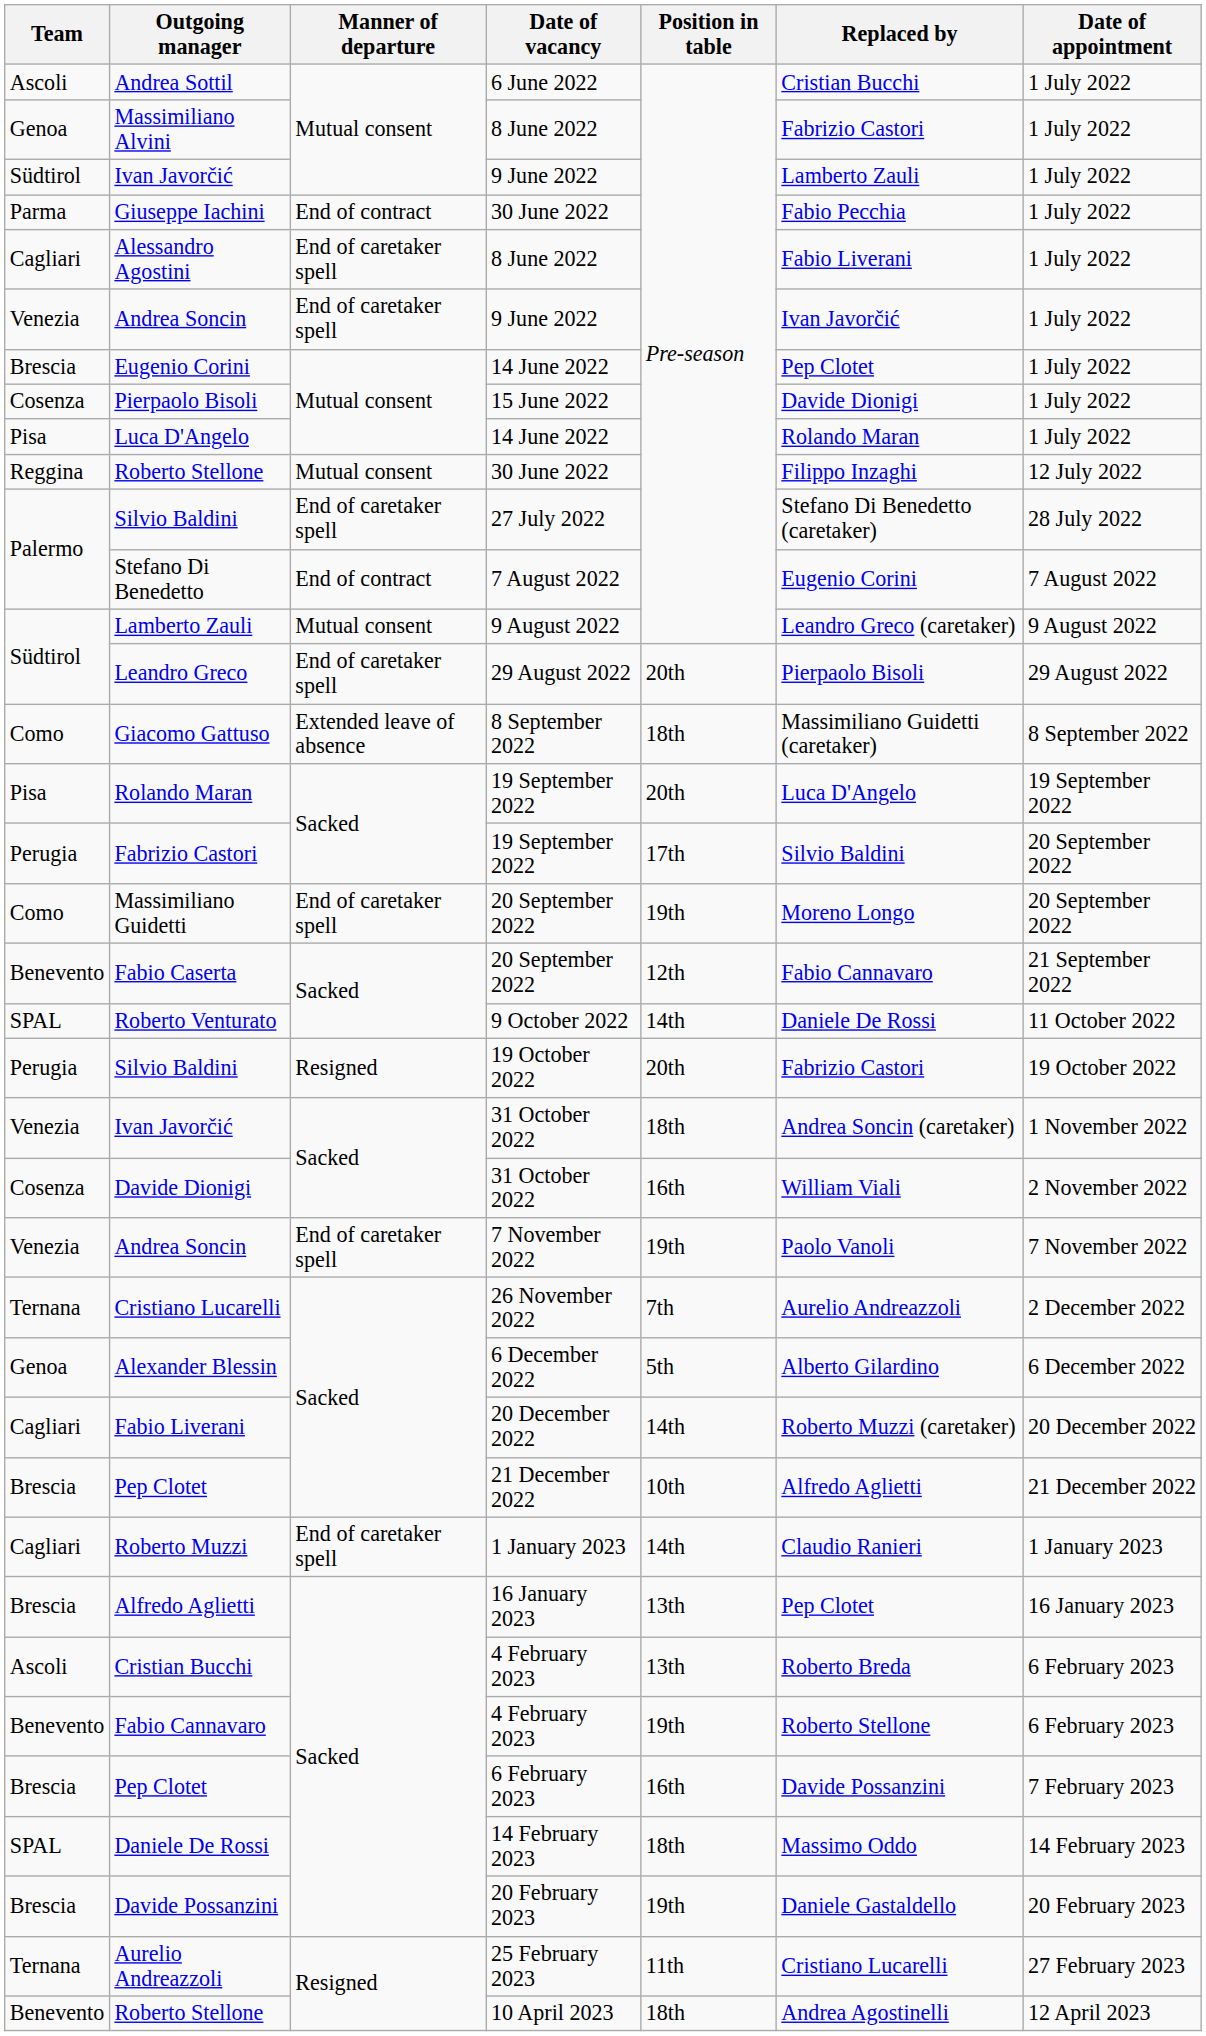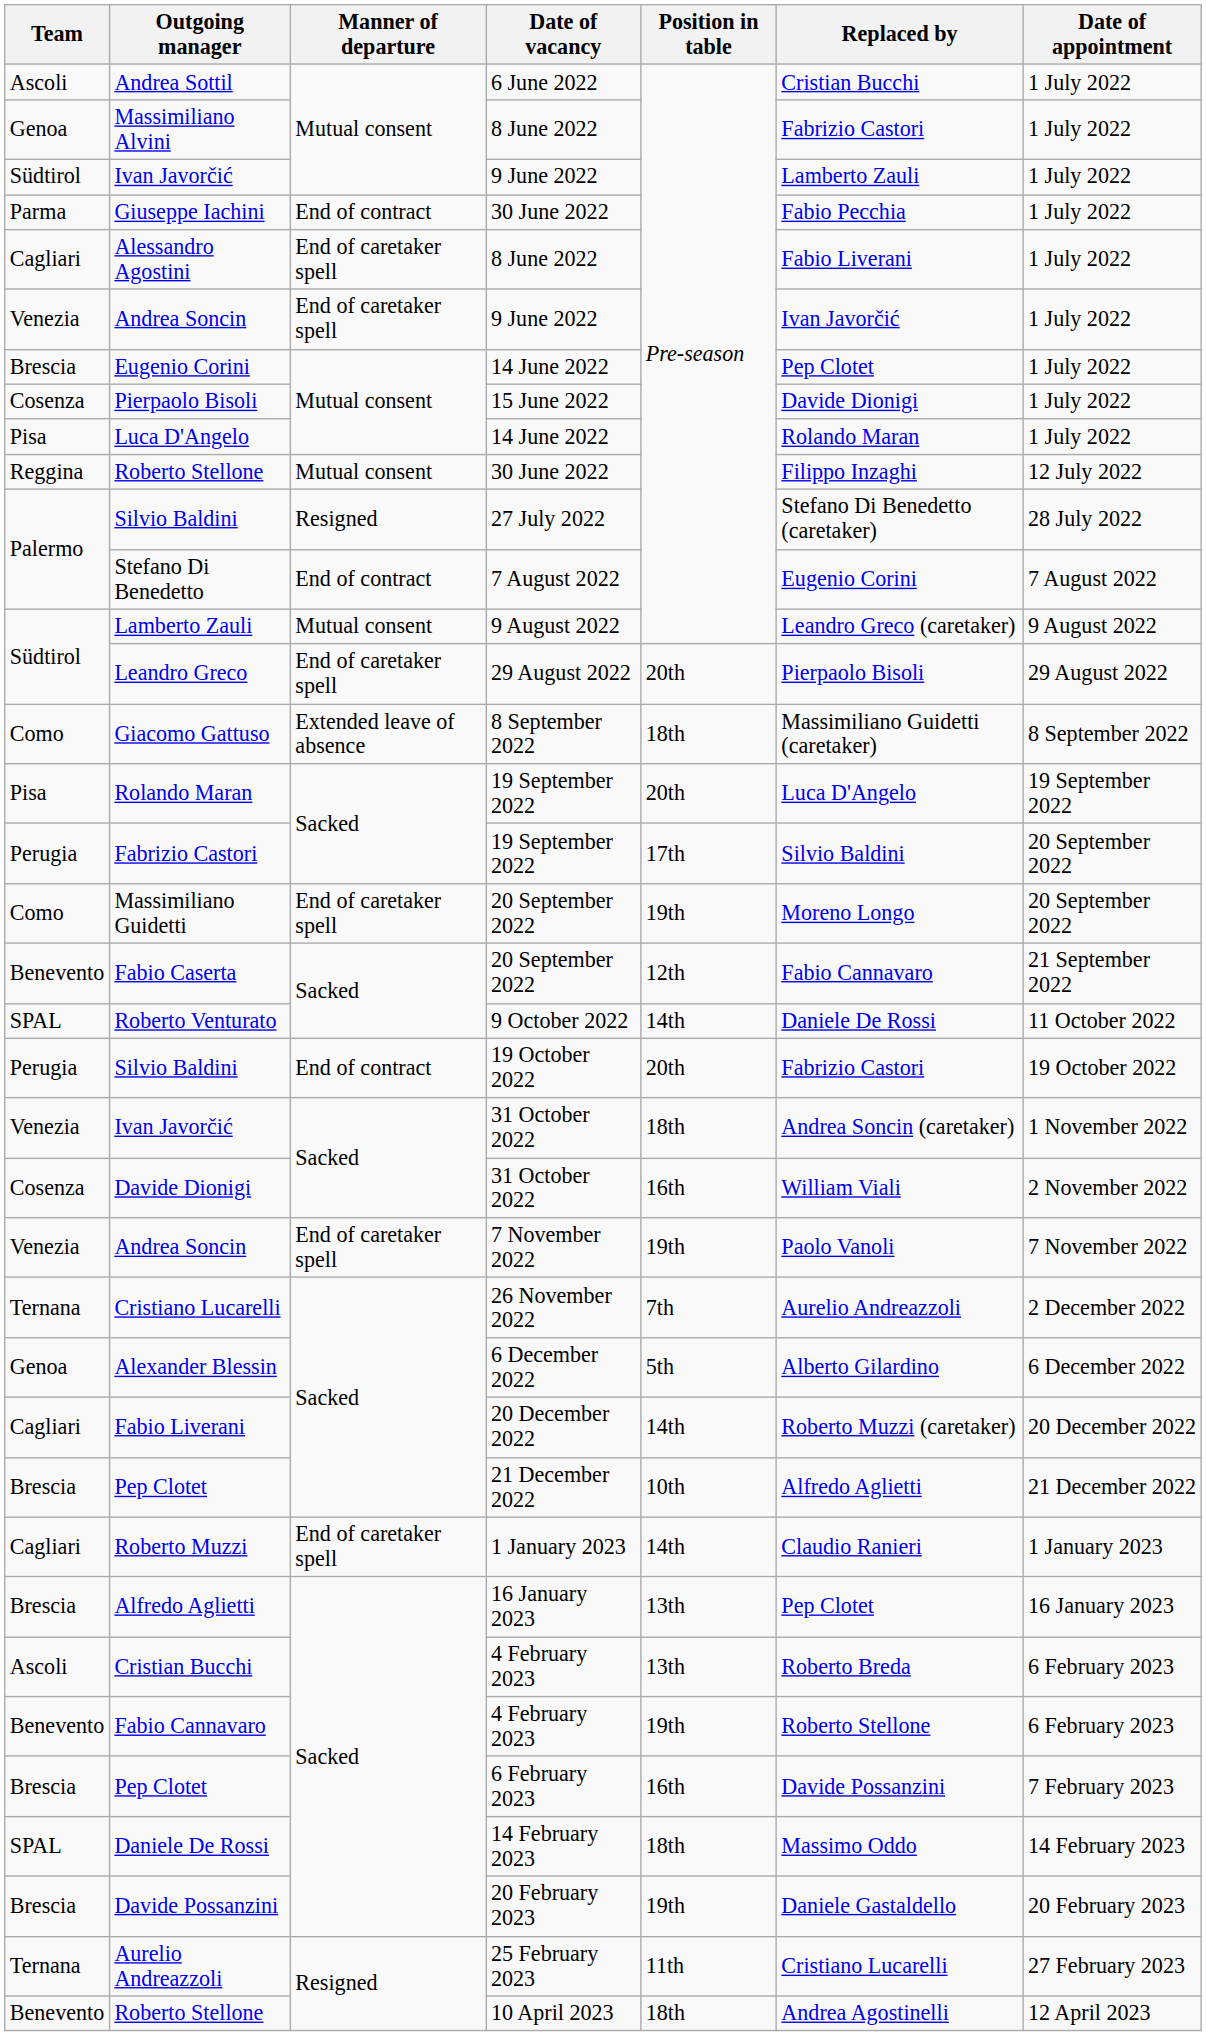(368, 518) End of caretaker spell -> (336, 518) Resigned
(336, 1067) Resigned -> (363, 1067) End of contract
